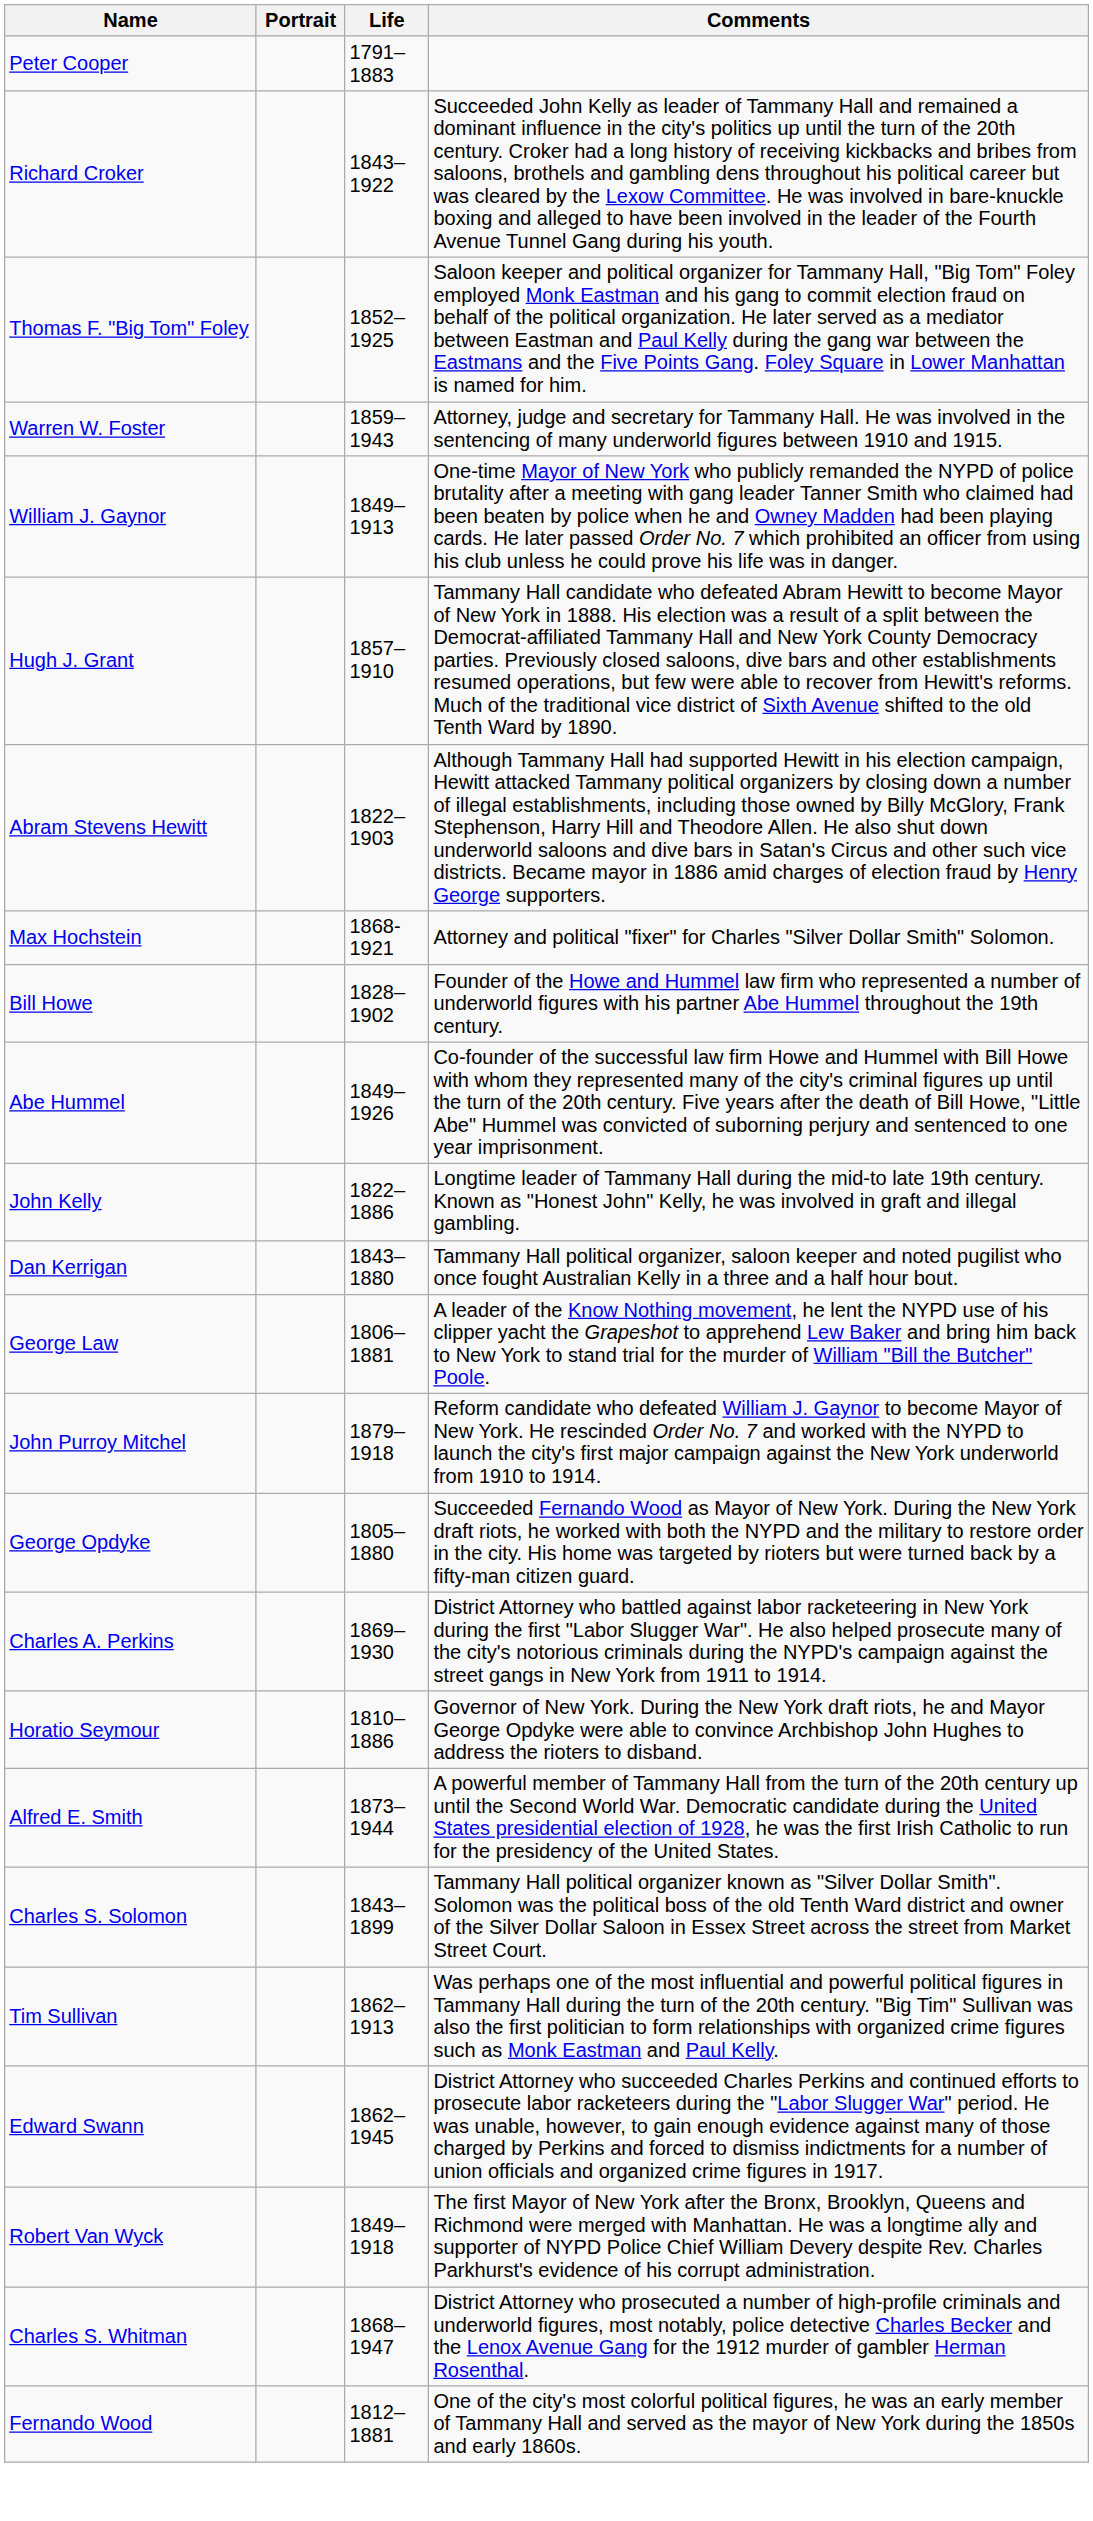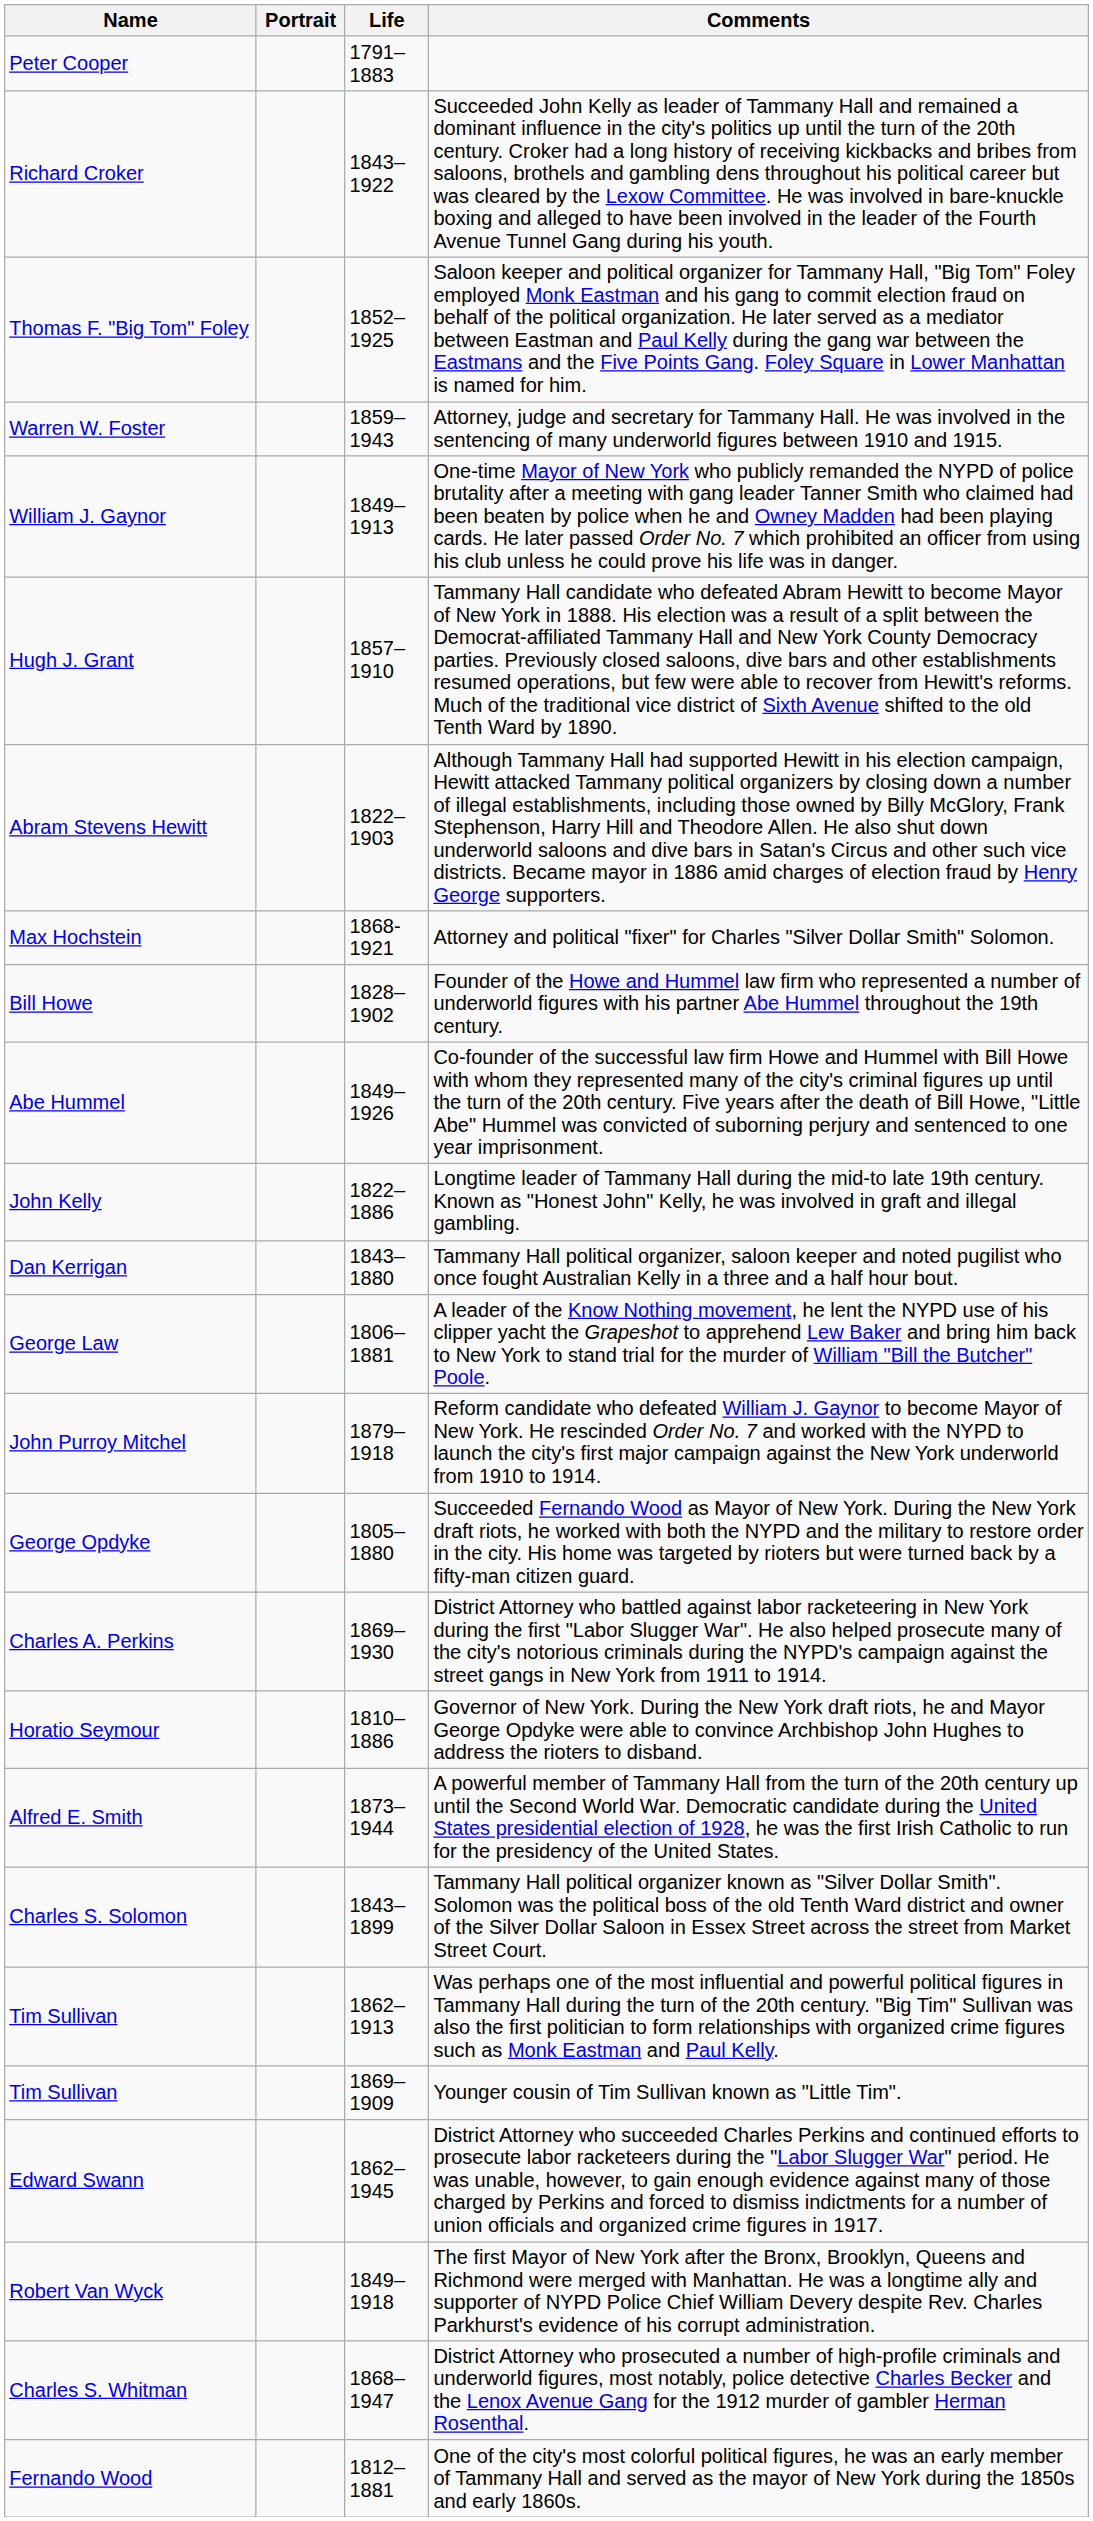+ row: (667, 2092)
